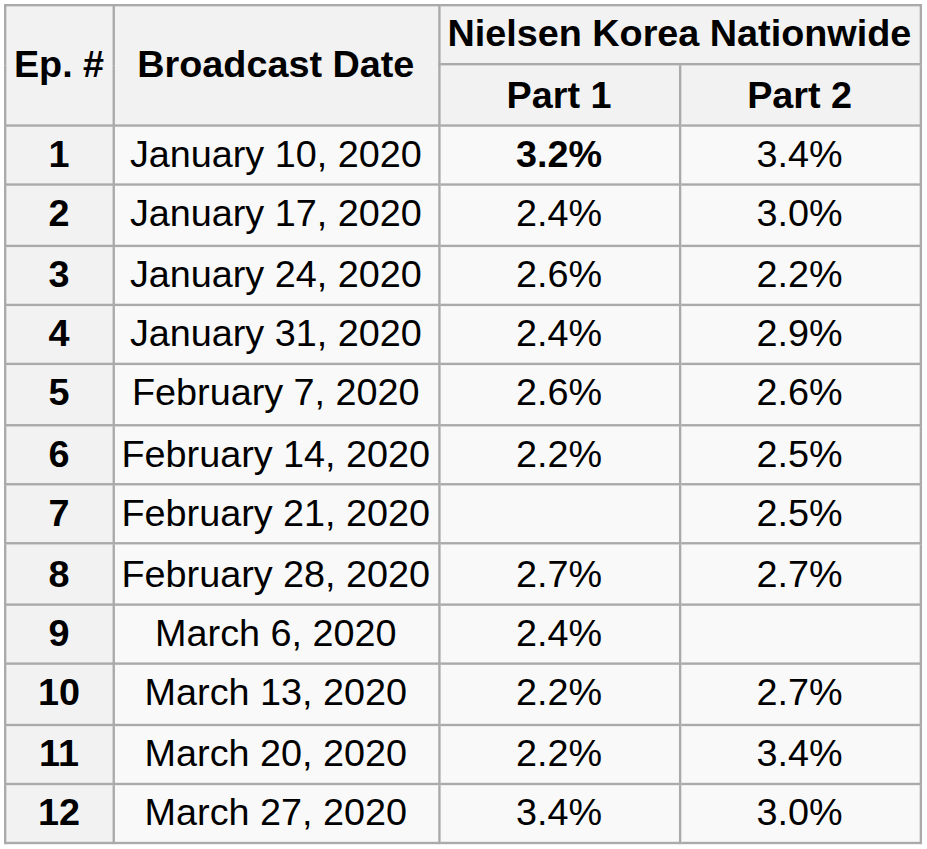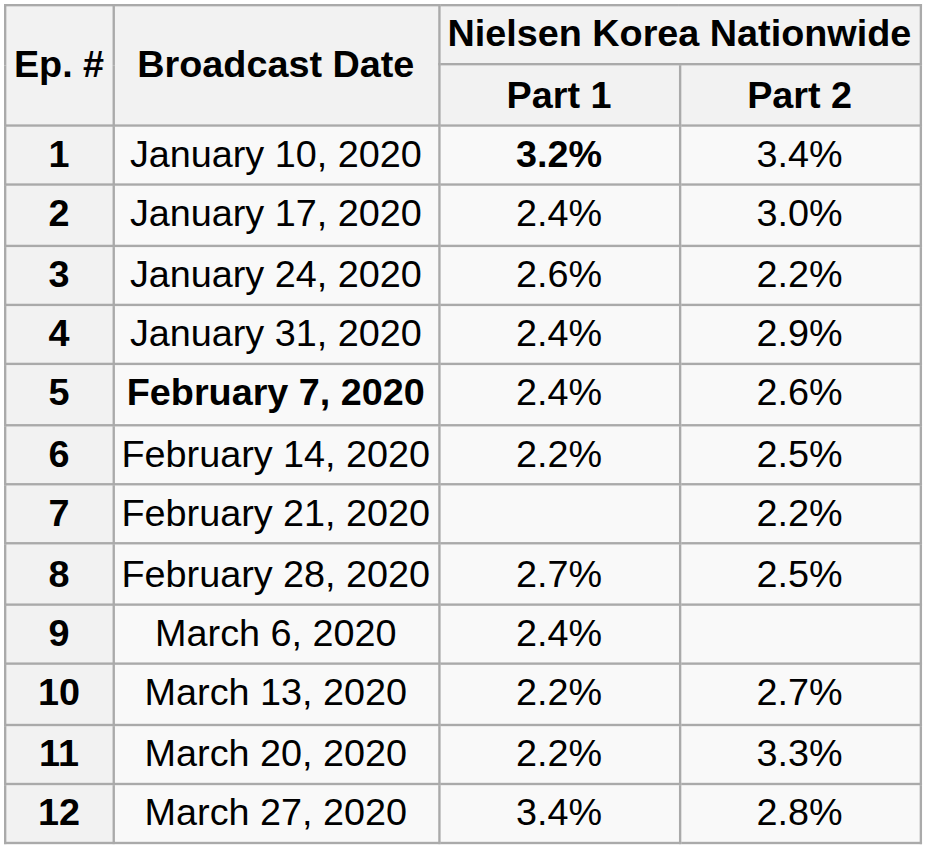(276, 393) normal -> (276, 393) bold
(559, 393) 2.6% -> (559, 393) 2.4%
(800, 513) 2.5% -> (800, 513) 2.2%
(800, 573) 2.7% -> (800, 573) 2.5%
(800, 753) 3.4% -> (800, 753) 3.3%
(800, 812) 3.0% -> (800, 812) 2.8%
